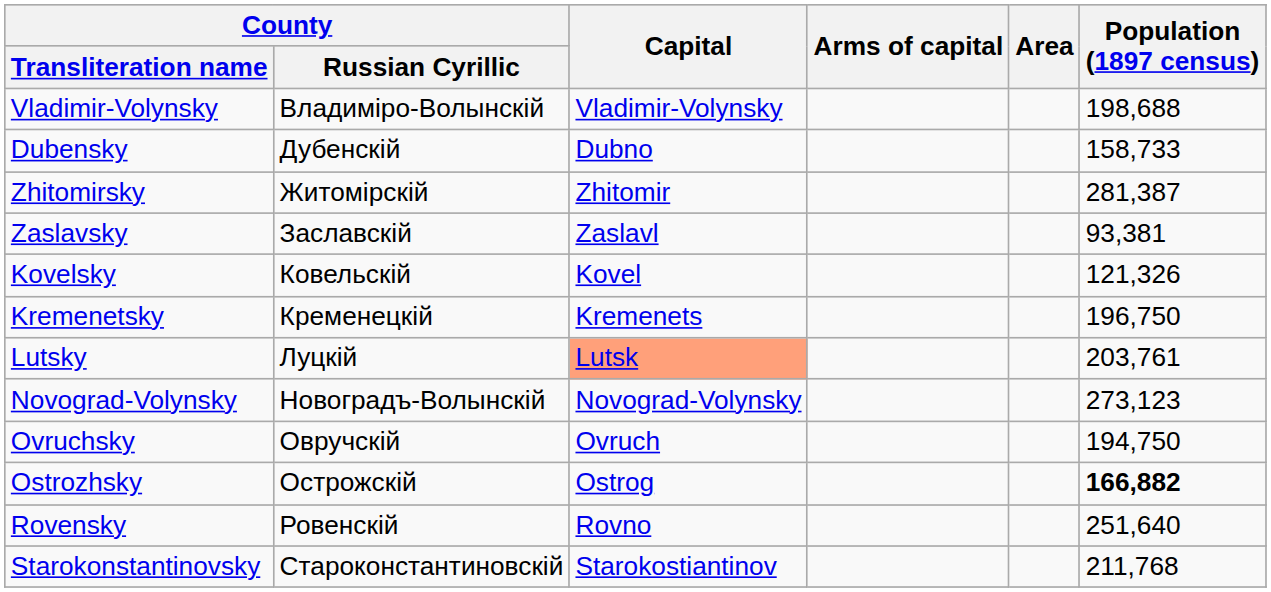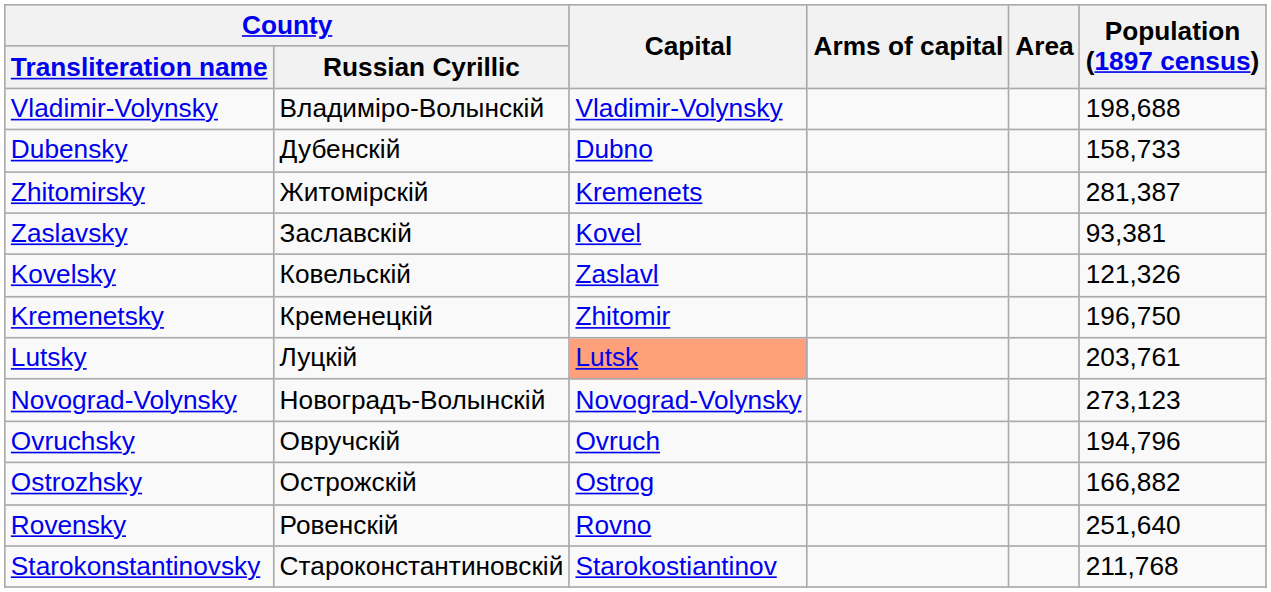(623, 191) Zhitomir -> (639, 191) Kremenets
(617, 233) Zaslavl -> (608, 233) Kovel
(608, 274) Kovel -> (617, 274) Zaslavl
(639, 316) Kremenets -> (623, 316) Zhitomir
(1133, 441) 194,750 -> (1133, 441) 194,796
(1133, 483) bold -> (1133, 483) normal
